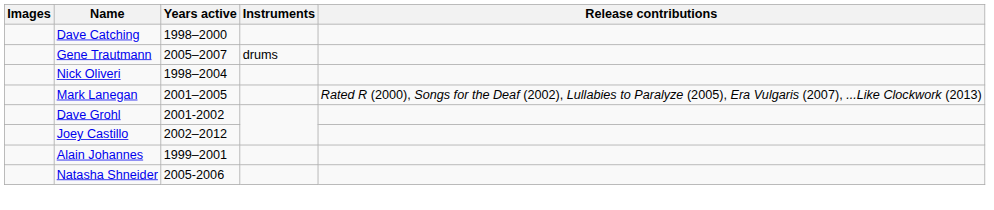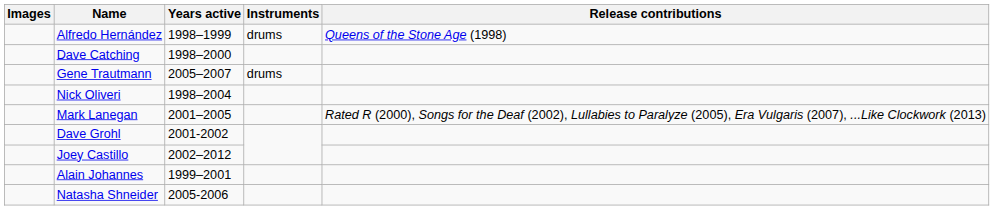+ row: (109, 34)
